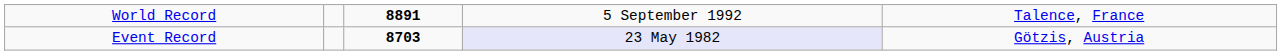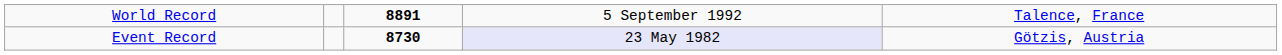(403, 38) 8703 -> (403, 38) 8730
